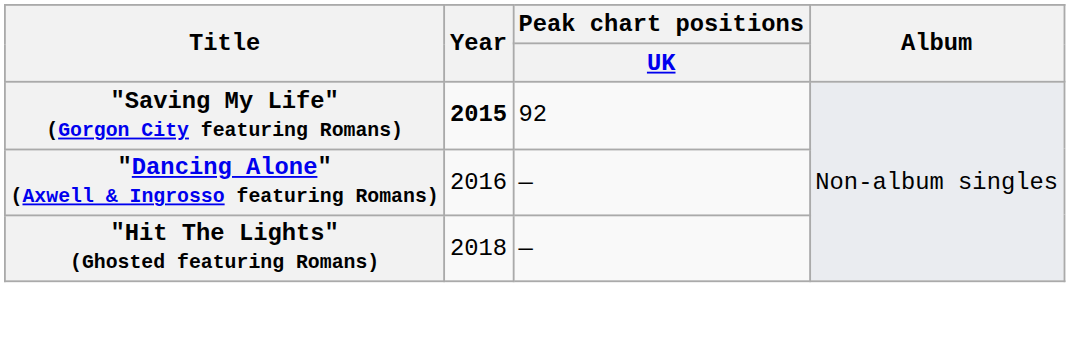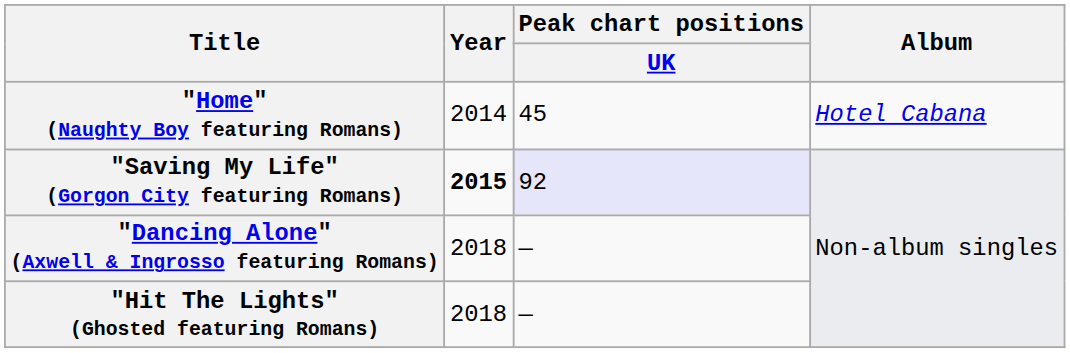+ row: (225, 115)
(533, 116) no background -> (533, 182) lavender background
(479, 182) 2016 -> (479, 248) 2018
